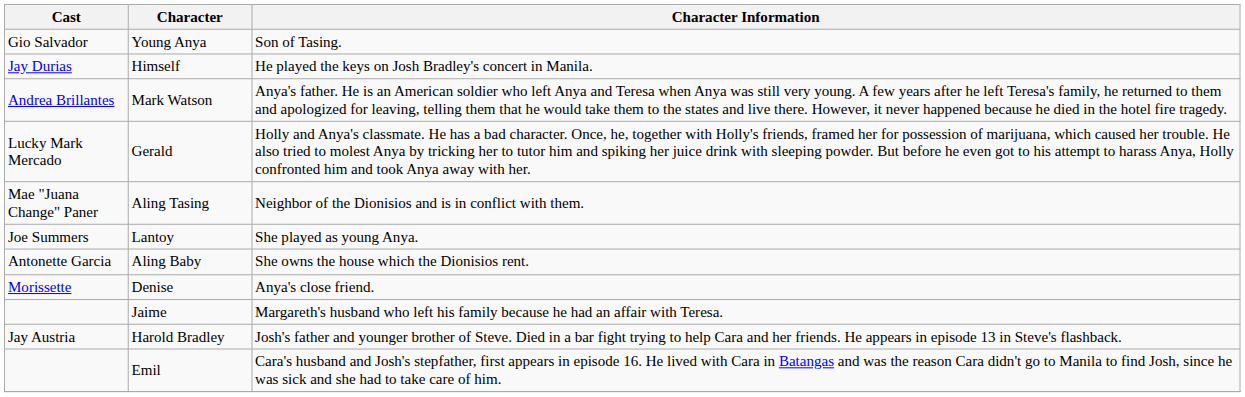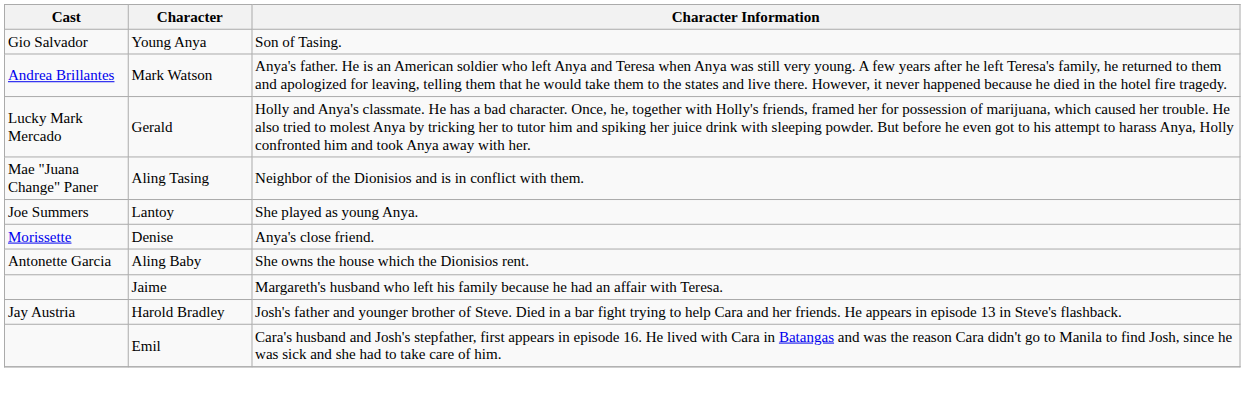- row: (156, 66)
rows swapped: (152, 286) <-> (166, 262)
